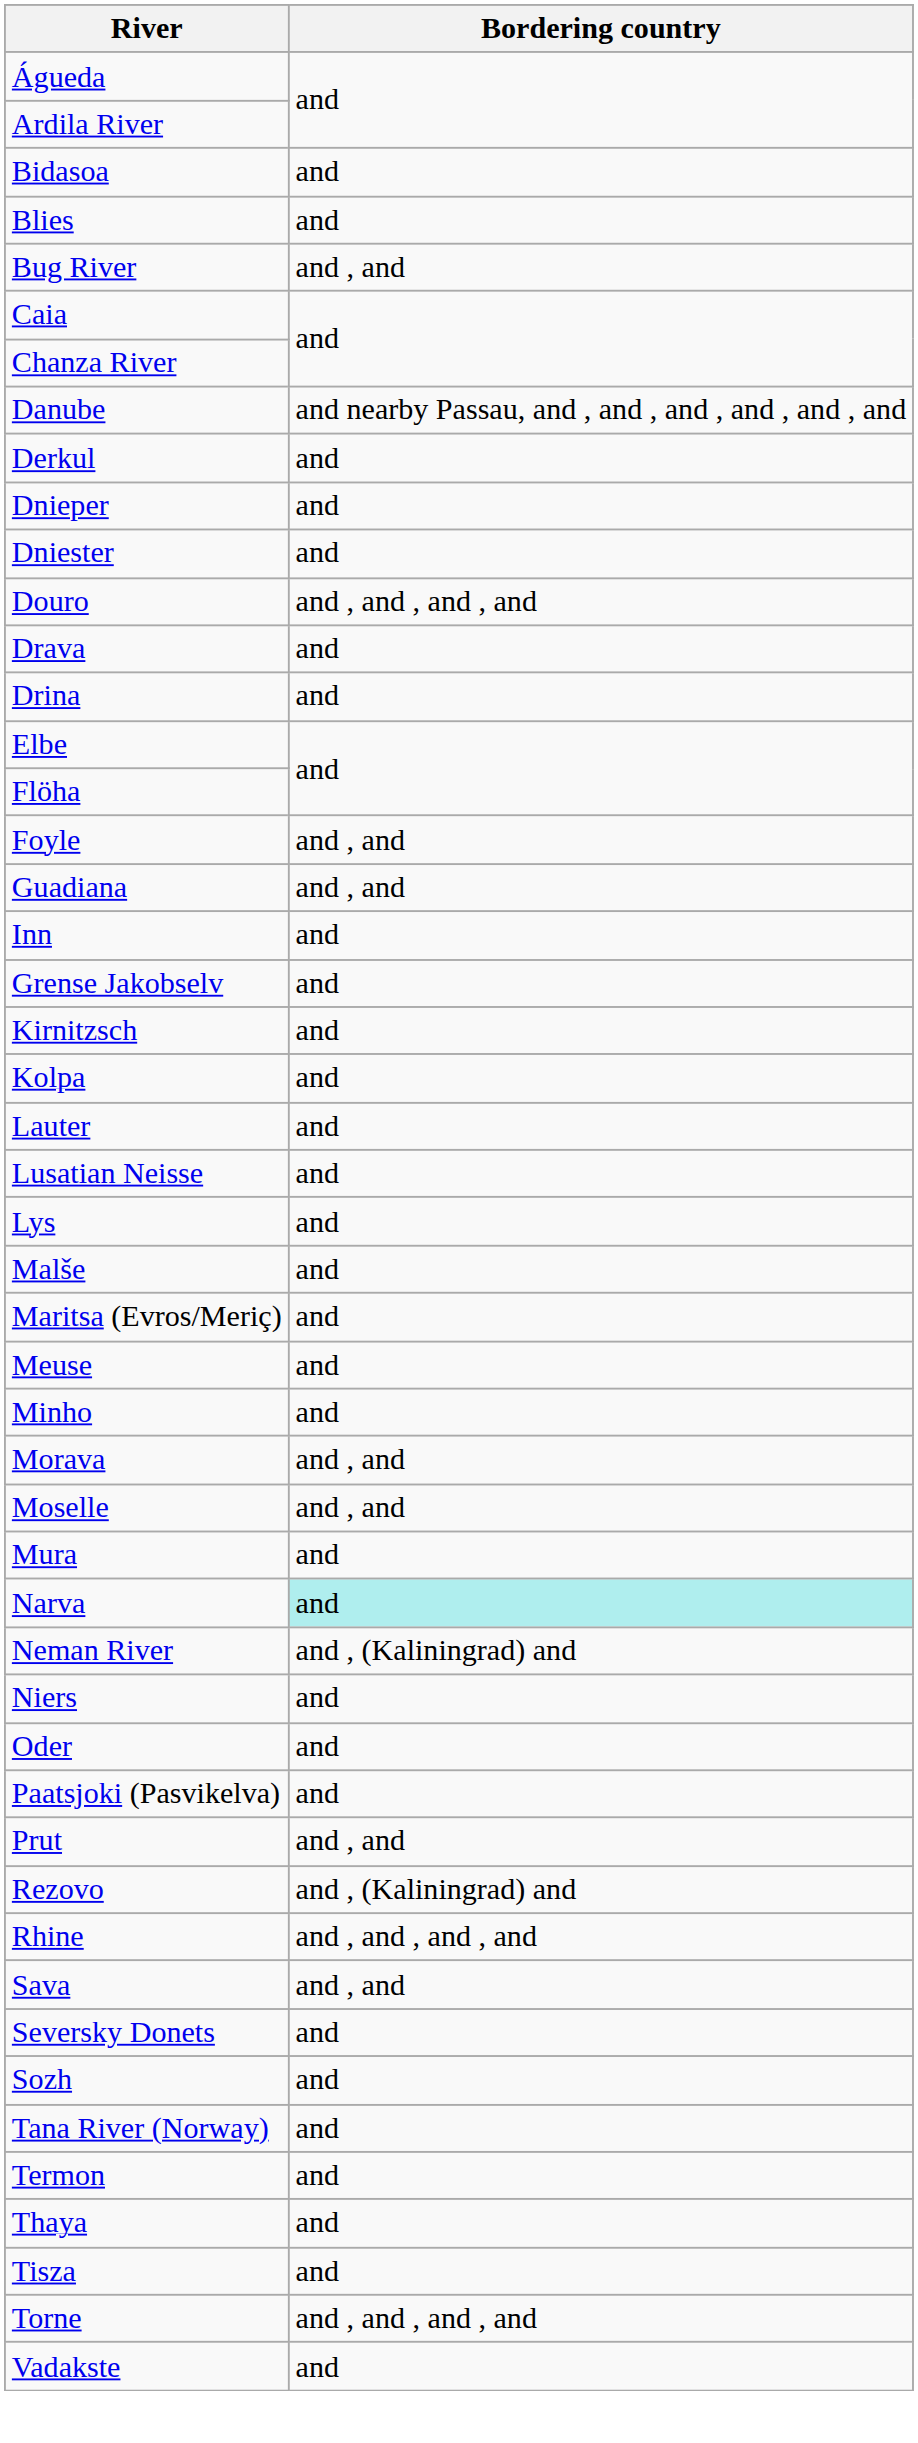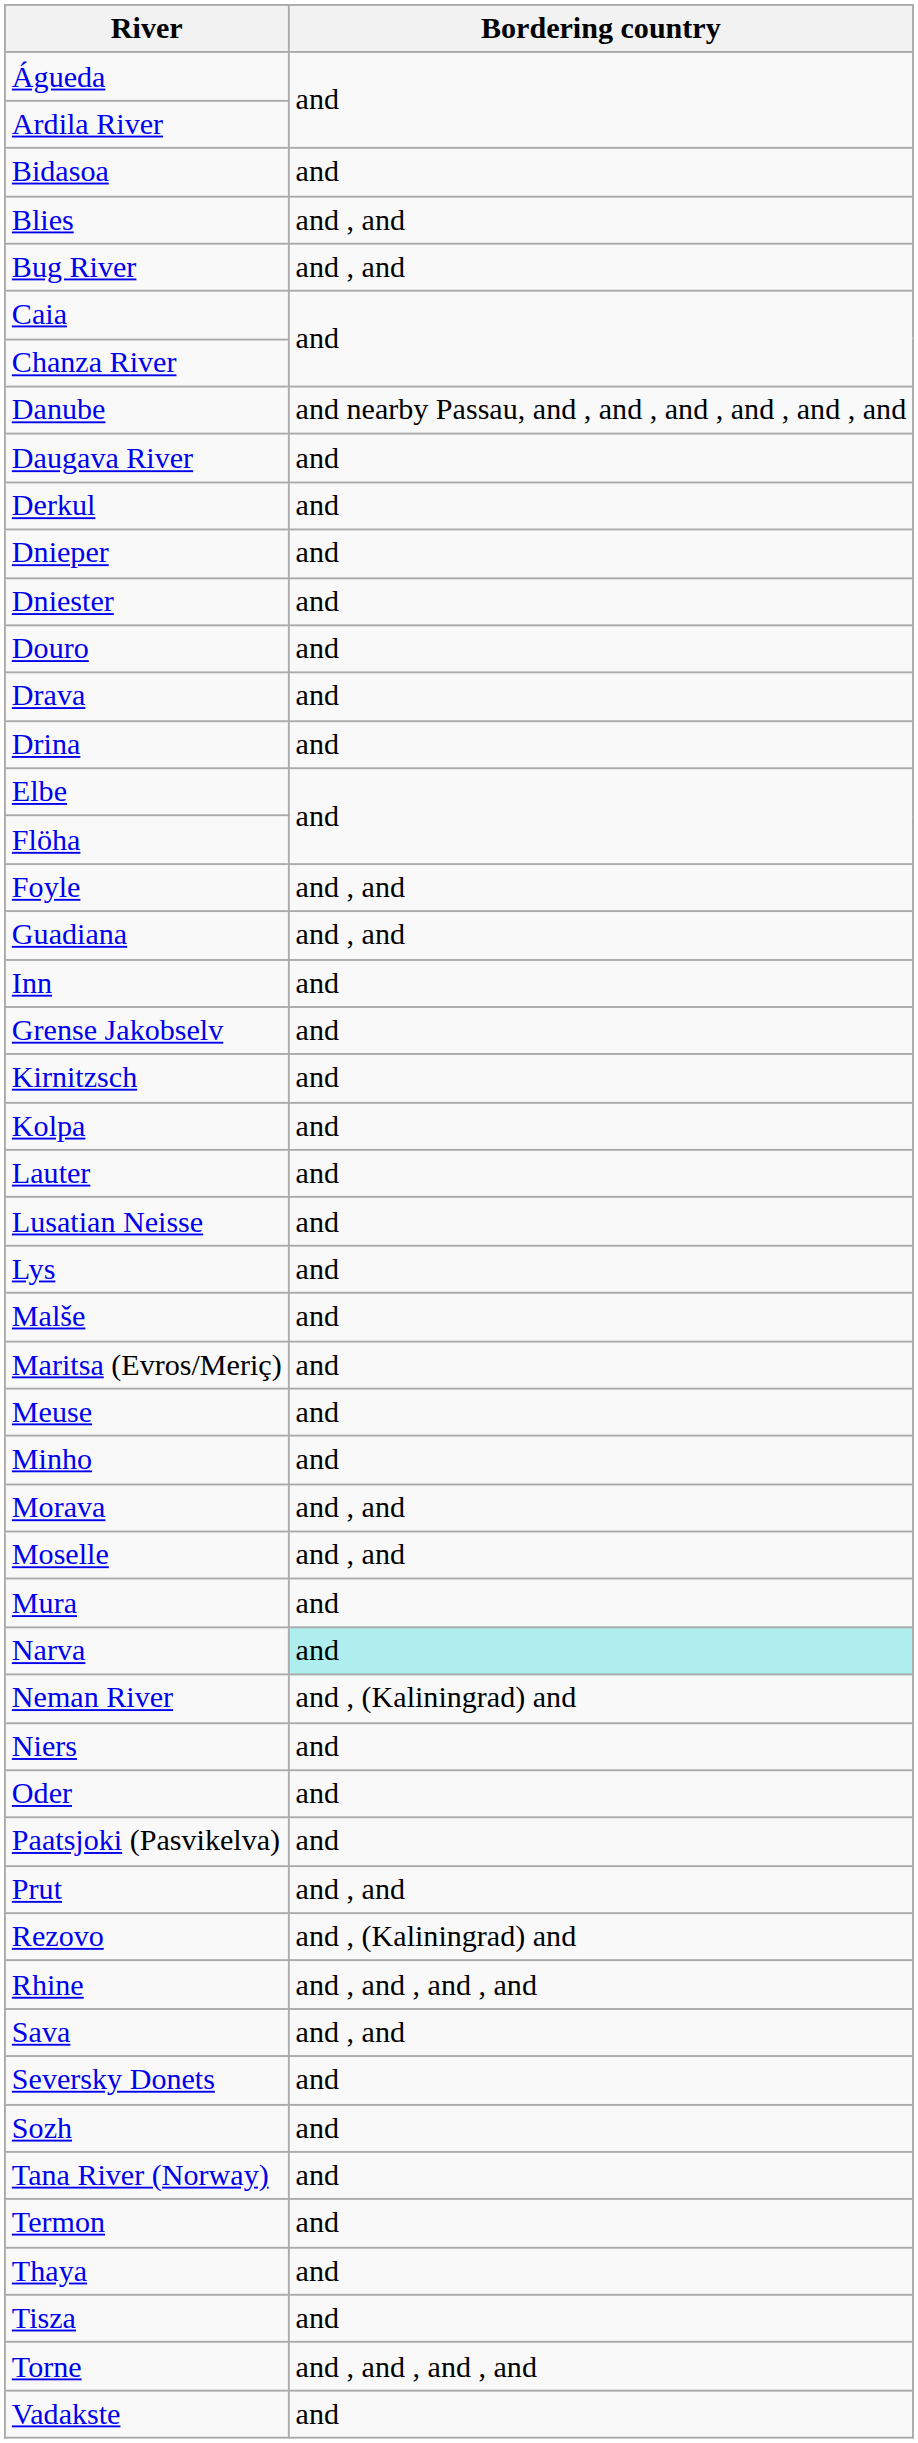(317, 219) and -> (350, 219) and , and
+ row: (102, 457)
(416, 600) and , and , and , and -> (317, 648) and
